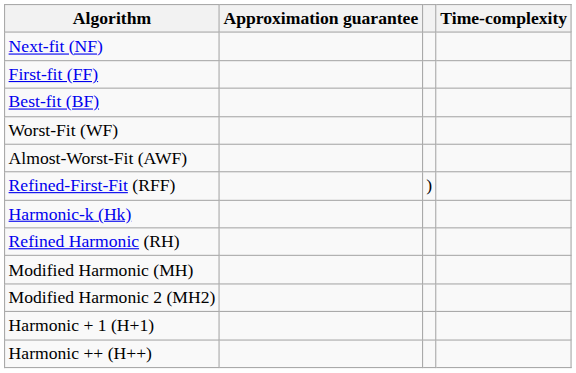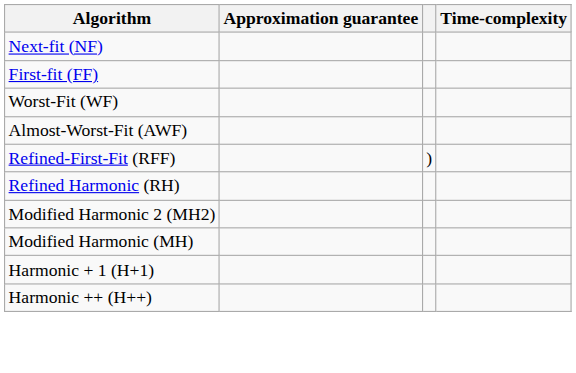- row: (54, 102)
- row: (70, 213)
rows swapped: (101, 269) <-> (112, 297)
